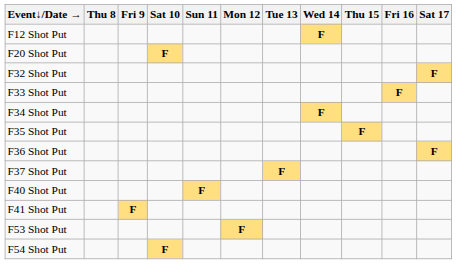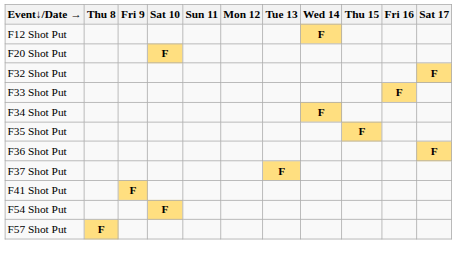- row: (37, 190)
- row: (37, 229)
+ row: (37, 229)
